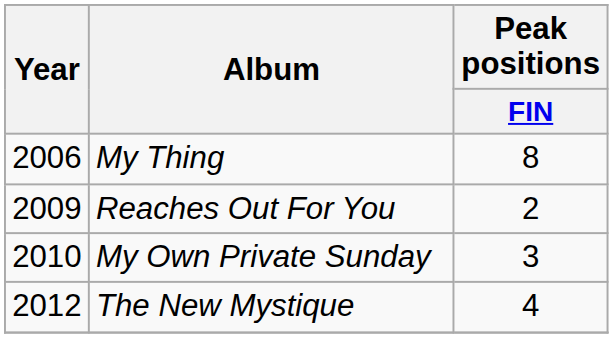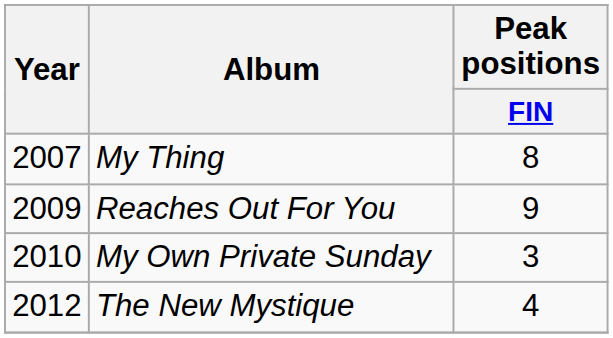(47, 158) 2006 -> (47, 158) 2007
(531, 207) 2 -> (531, 207) 9
